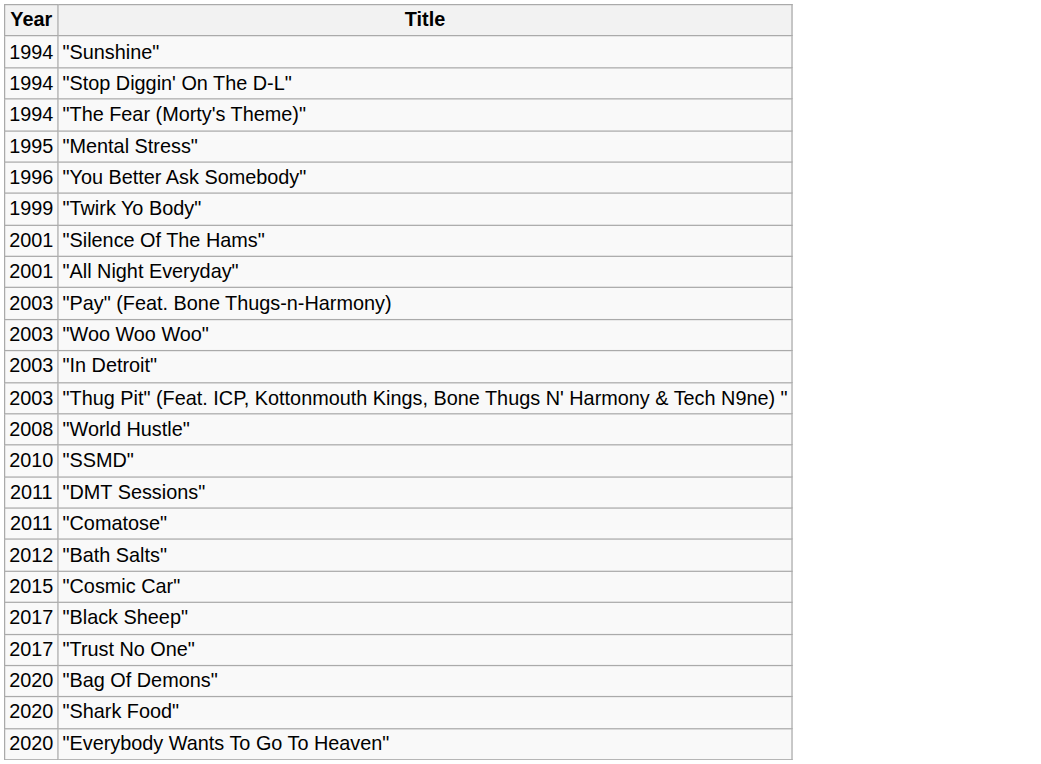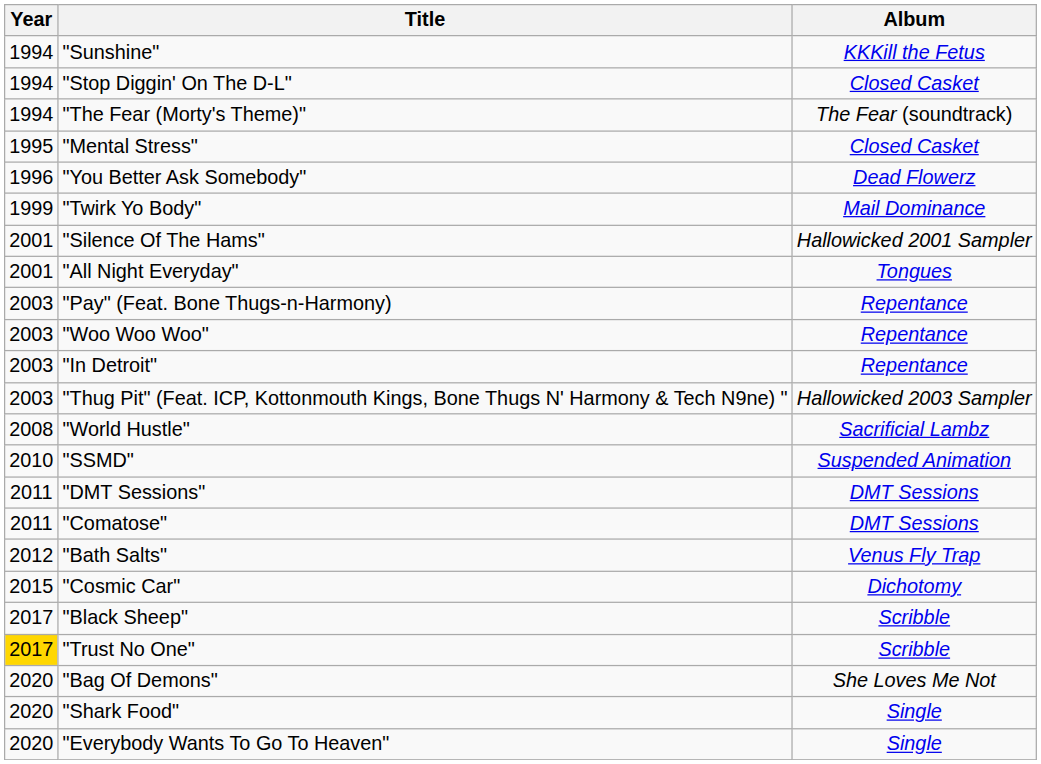+ column: (914, 20)
(31, 649) no background -> (31, 649) gold background
